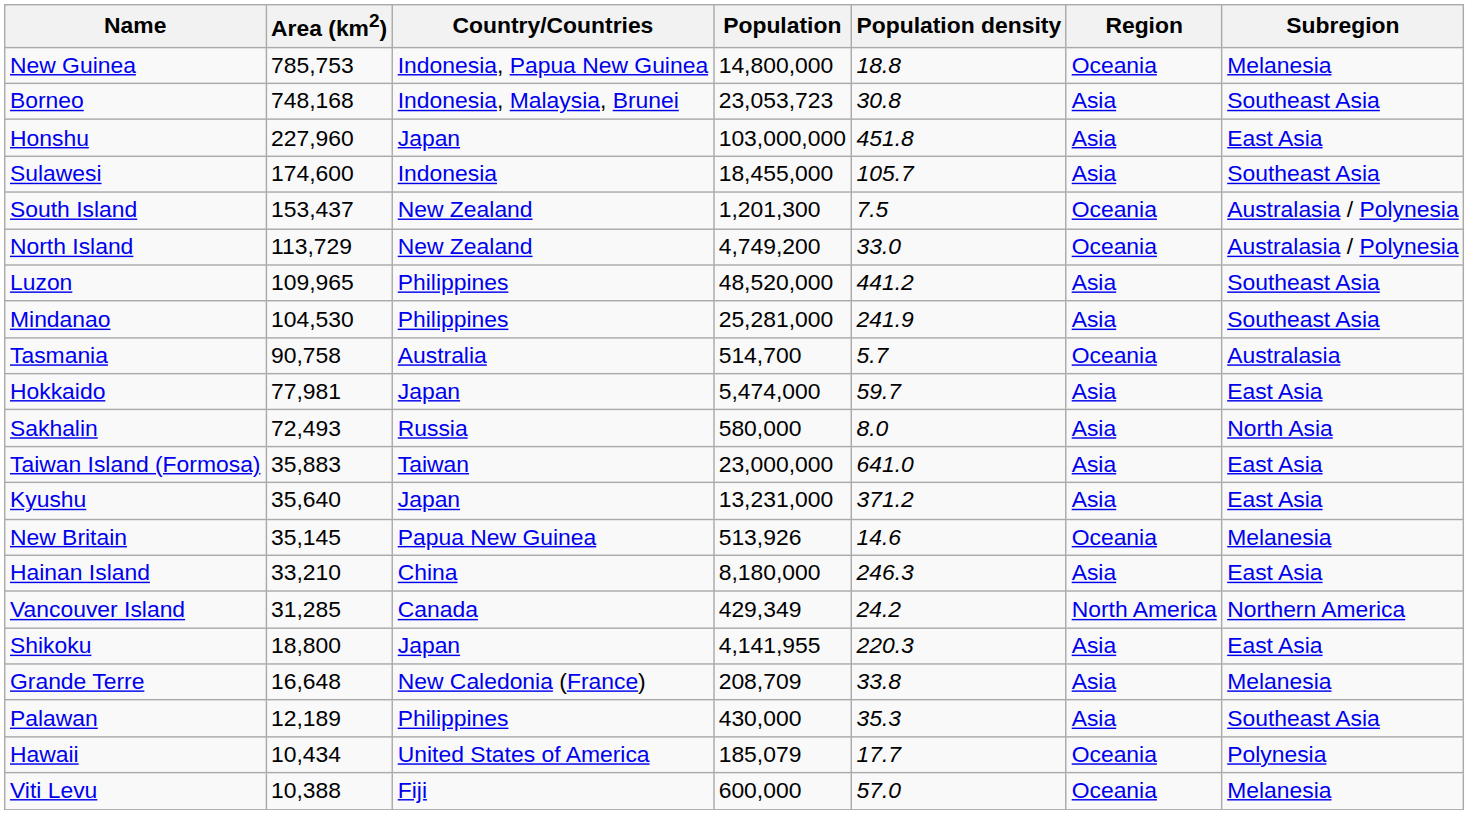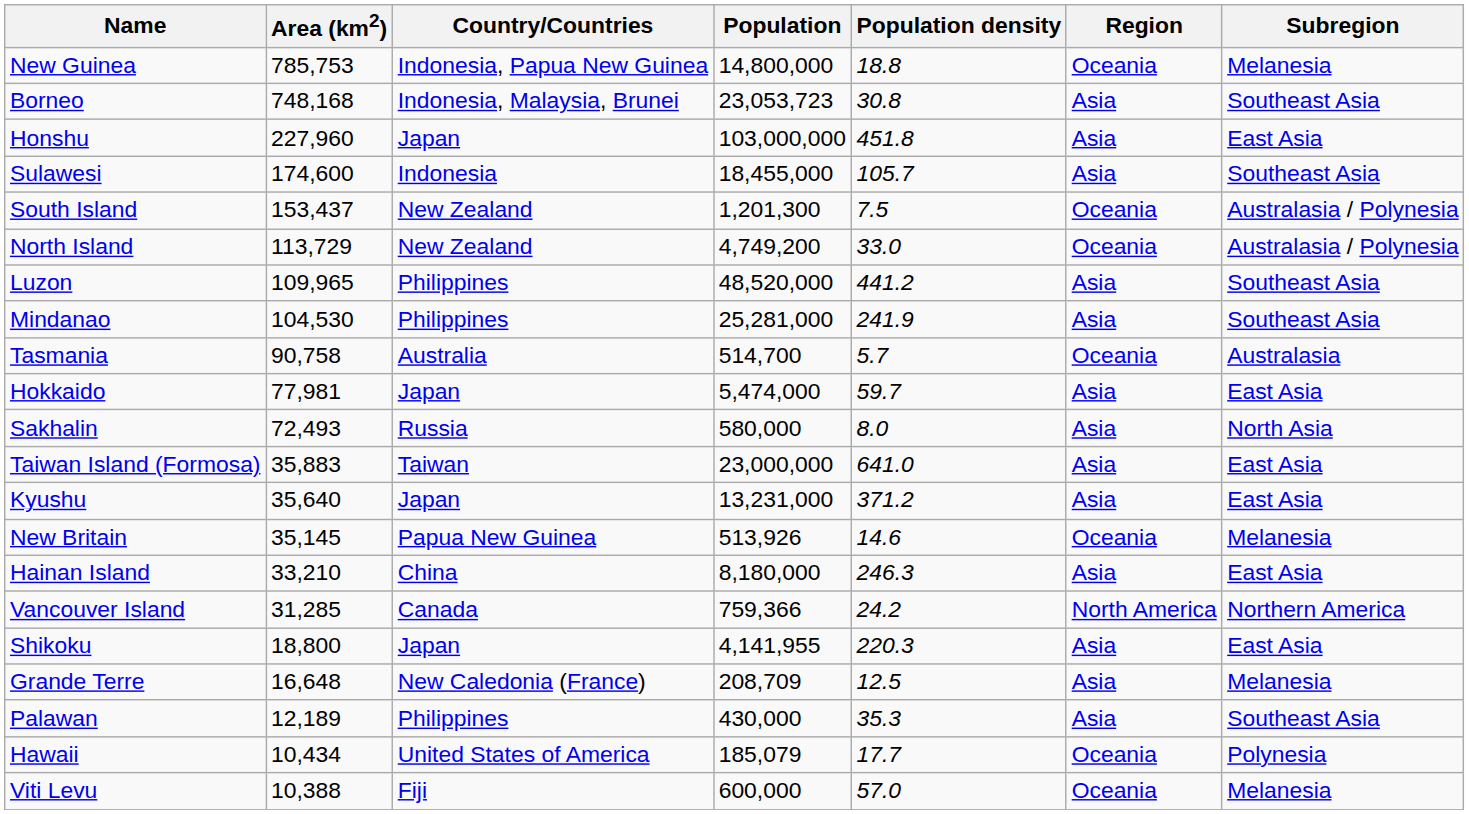(760, 609) 429,349 -> (760, 609) 759,366
(879, 681) 33.8 -> (879, 681) 12.5
